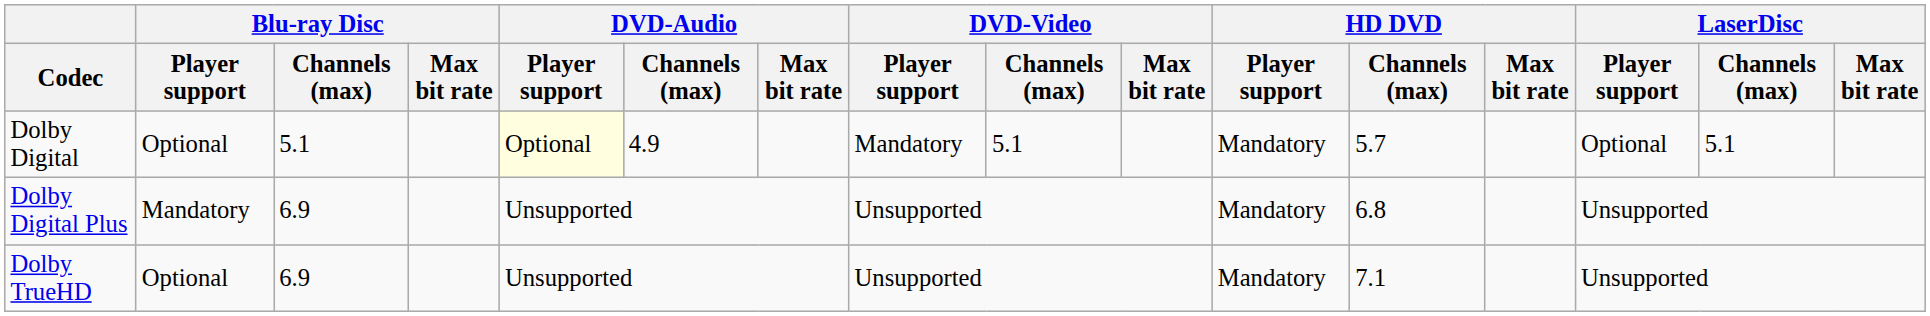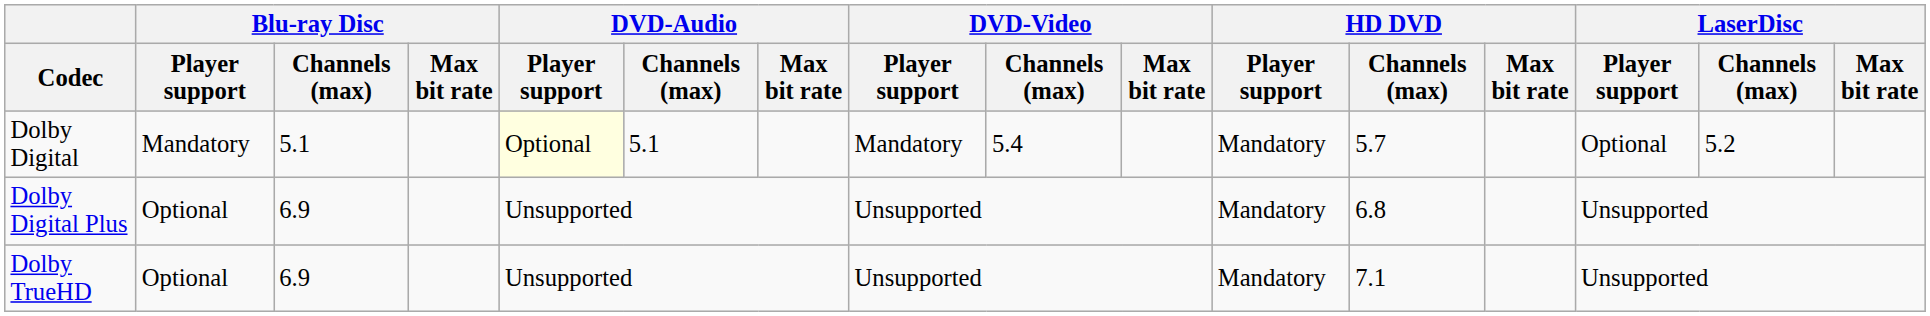(185, 143) Optional -> (196, 143) Mandatory
(644, 143) 4.9 -> (644, 143) 5.1
(1007, 143) 5.1 -> (1007, 143) 5.4
(1720, 143) 5.1 -> (1720, 143) 5.2
(196, 210) Mandatory -> (185, 210) Optional
